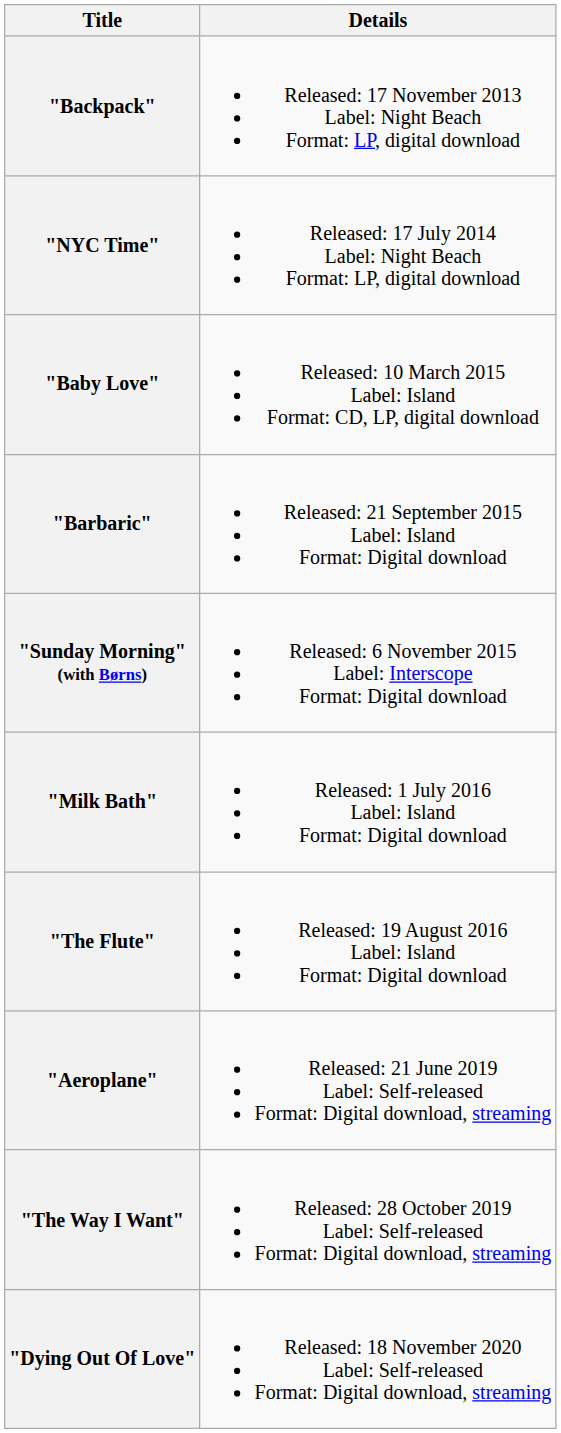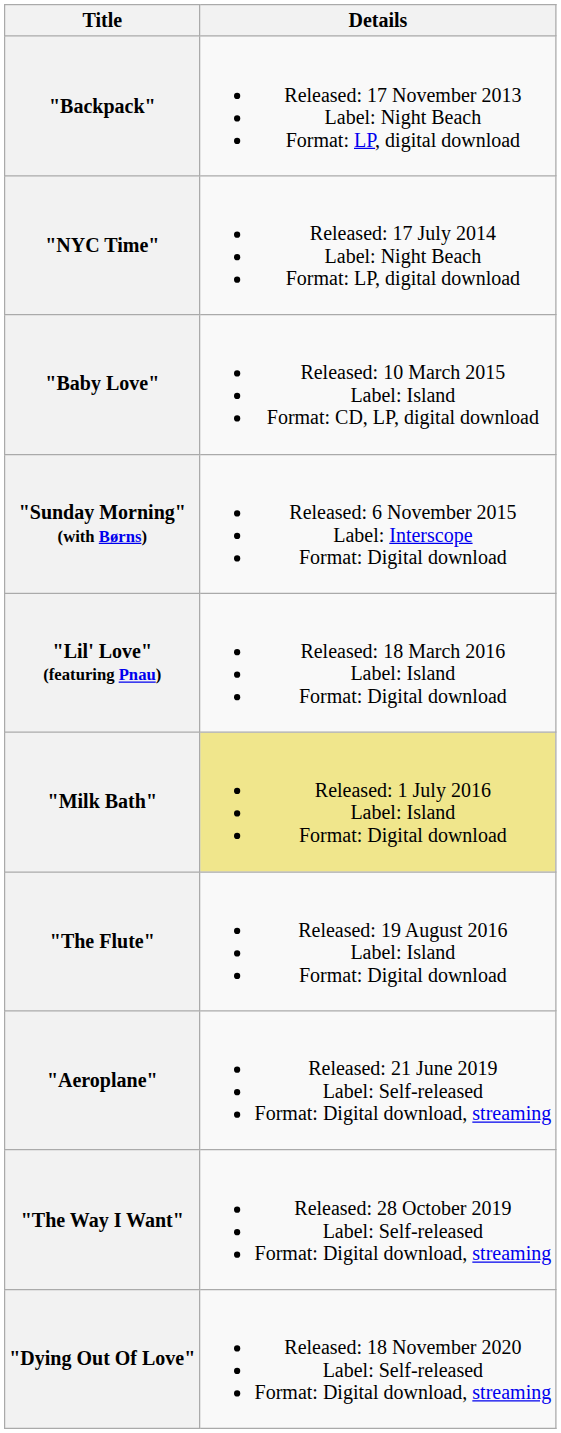- row: (102, 523)
+ row: (102, 662)
(378, 813) no background -> (378, 813) khaki background
